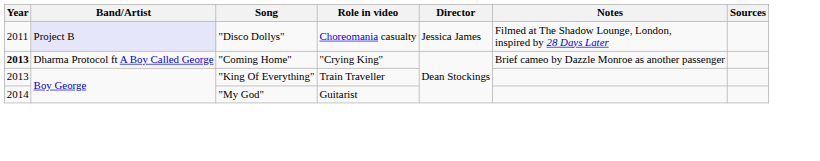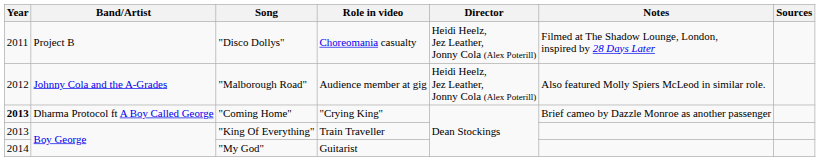(54, 36) lavender background -> (54, 42) no background
(451, 36) Jessica James -> (484, 42) Heidi Heelz, Jez Leather, Jonny Cola (Alex Poterill)
+ row: (263, 84)
